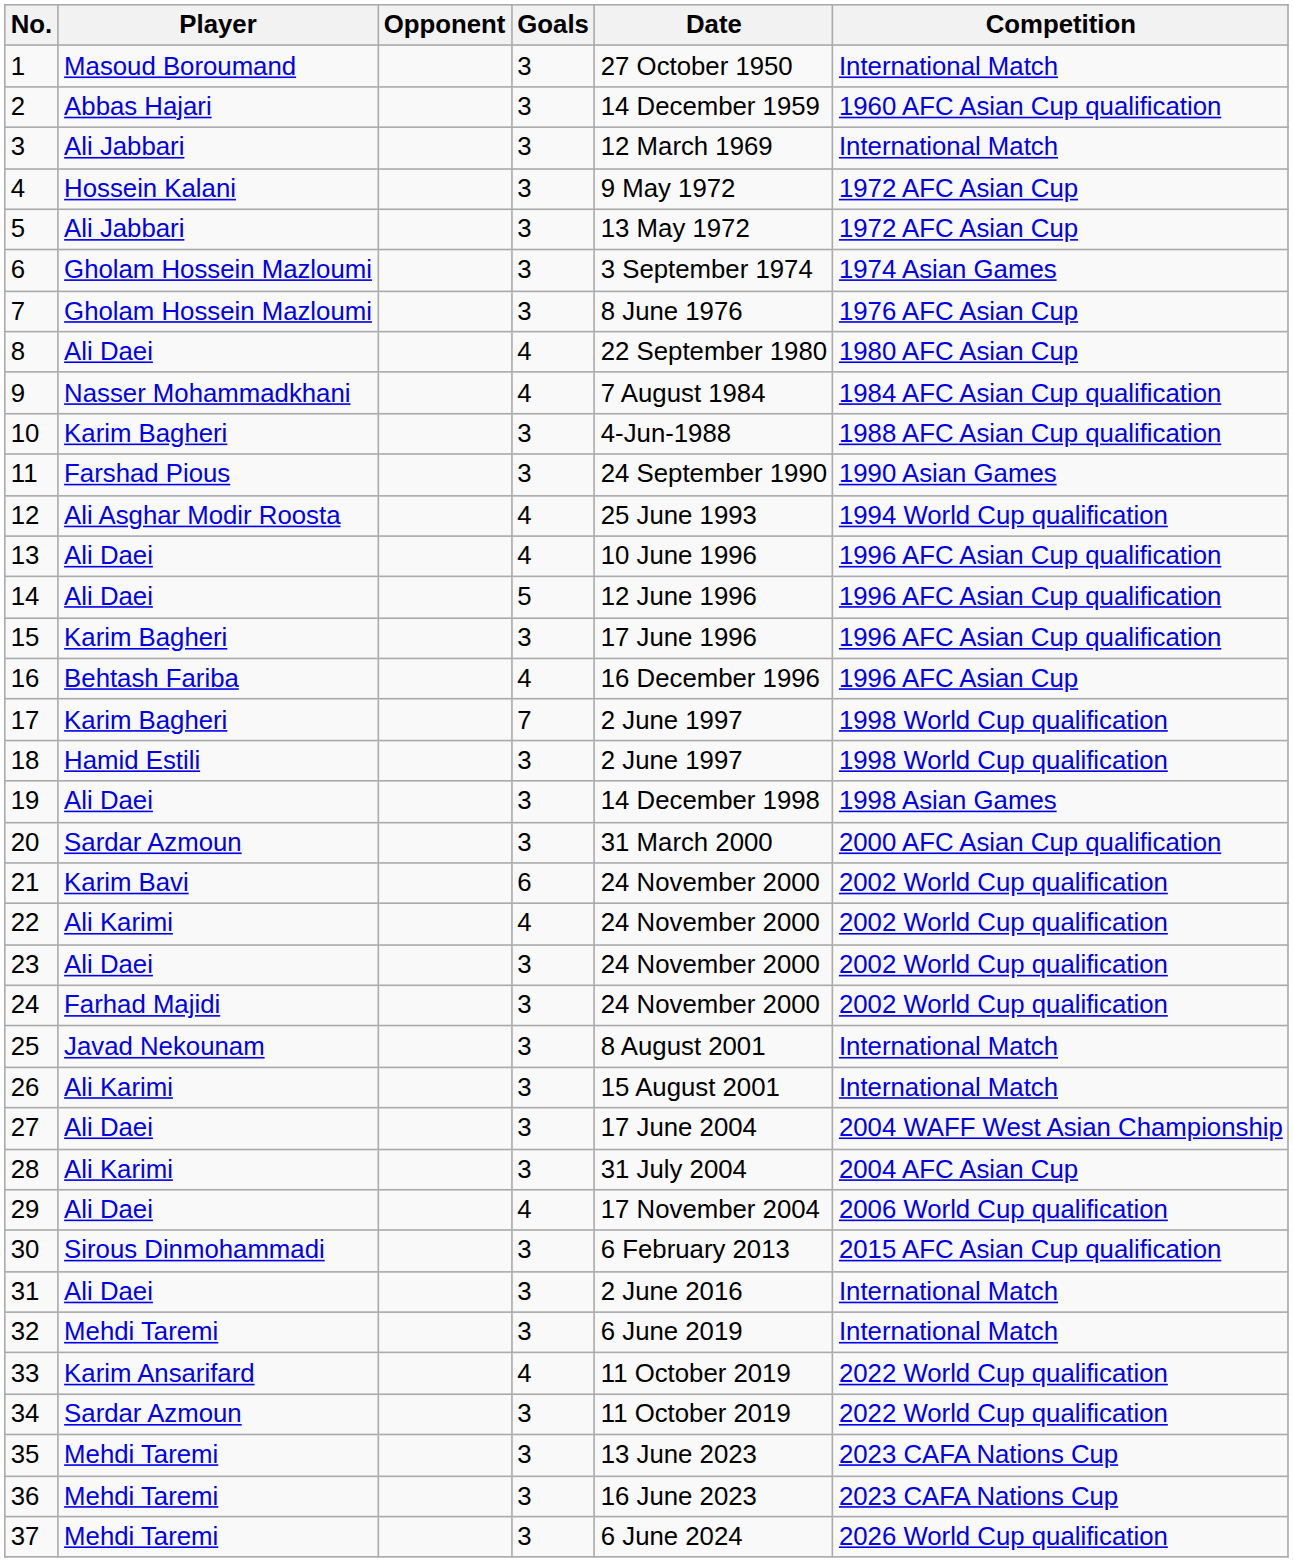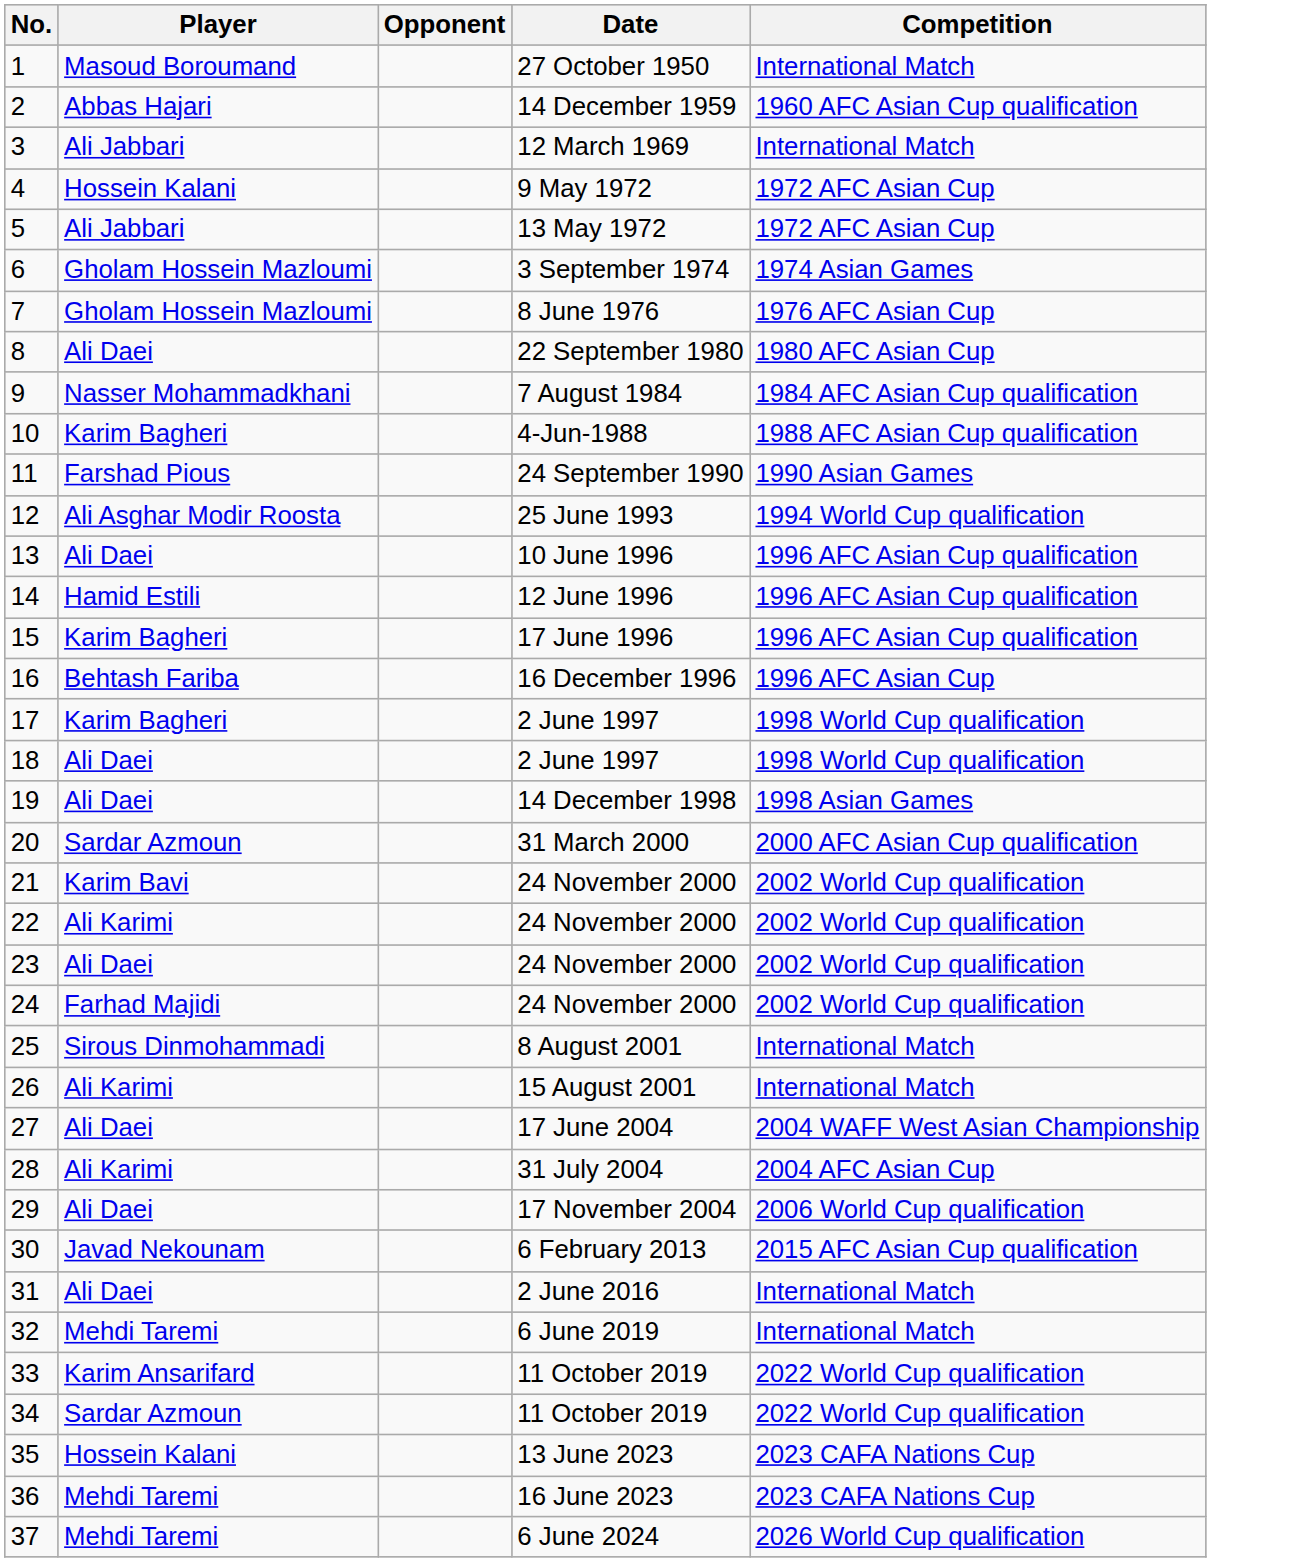- column: (553, 24)
(109, 596) Ali Daei -> (132, 596) Hamid Estili
(132, 760) Hamid Estili -> (109, 760) Ali Daei
(164, 1046) Javad Nekounam -> (194, 1046) Sirous Dinmohammadi
(194, 1250) Sirous Dinmohammadi -> (164, 1250) Javad Nekounam
(141, 1454) Mehdi Taremi -> (150, 1454) Hossein Kalani
